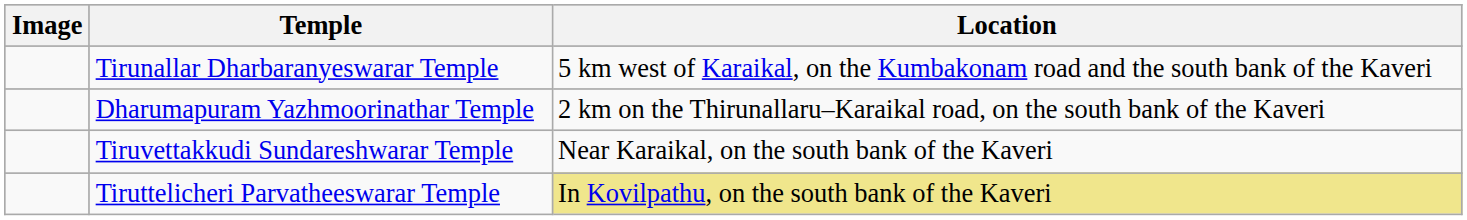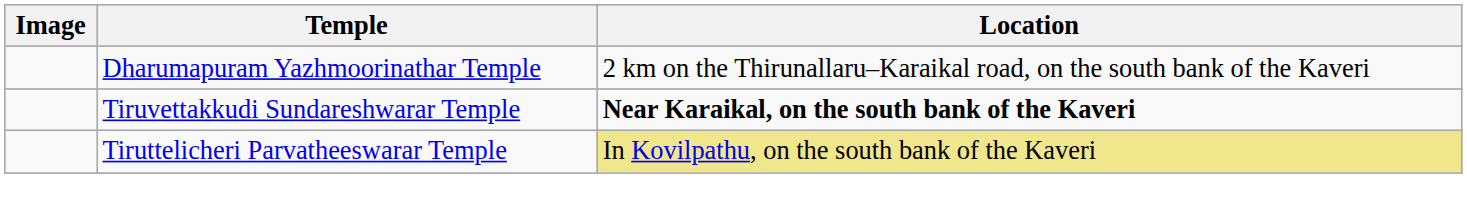- row: (297, 67)
(806, 151) normal -> (869, 109) bold
